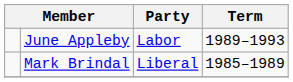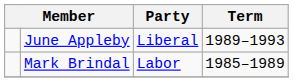(159, 40) Labor -> (168, 40) Liberal
(168, 64) Liberal -> (159, 64) Labor
